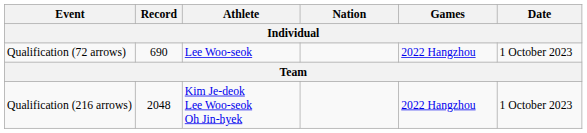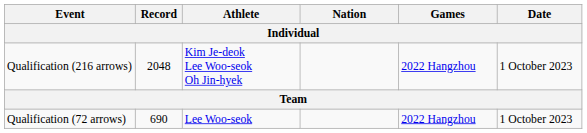rows swapped: (67, 52) <-> (69, 105)
